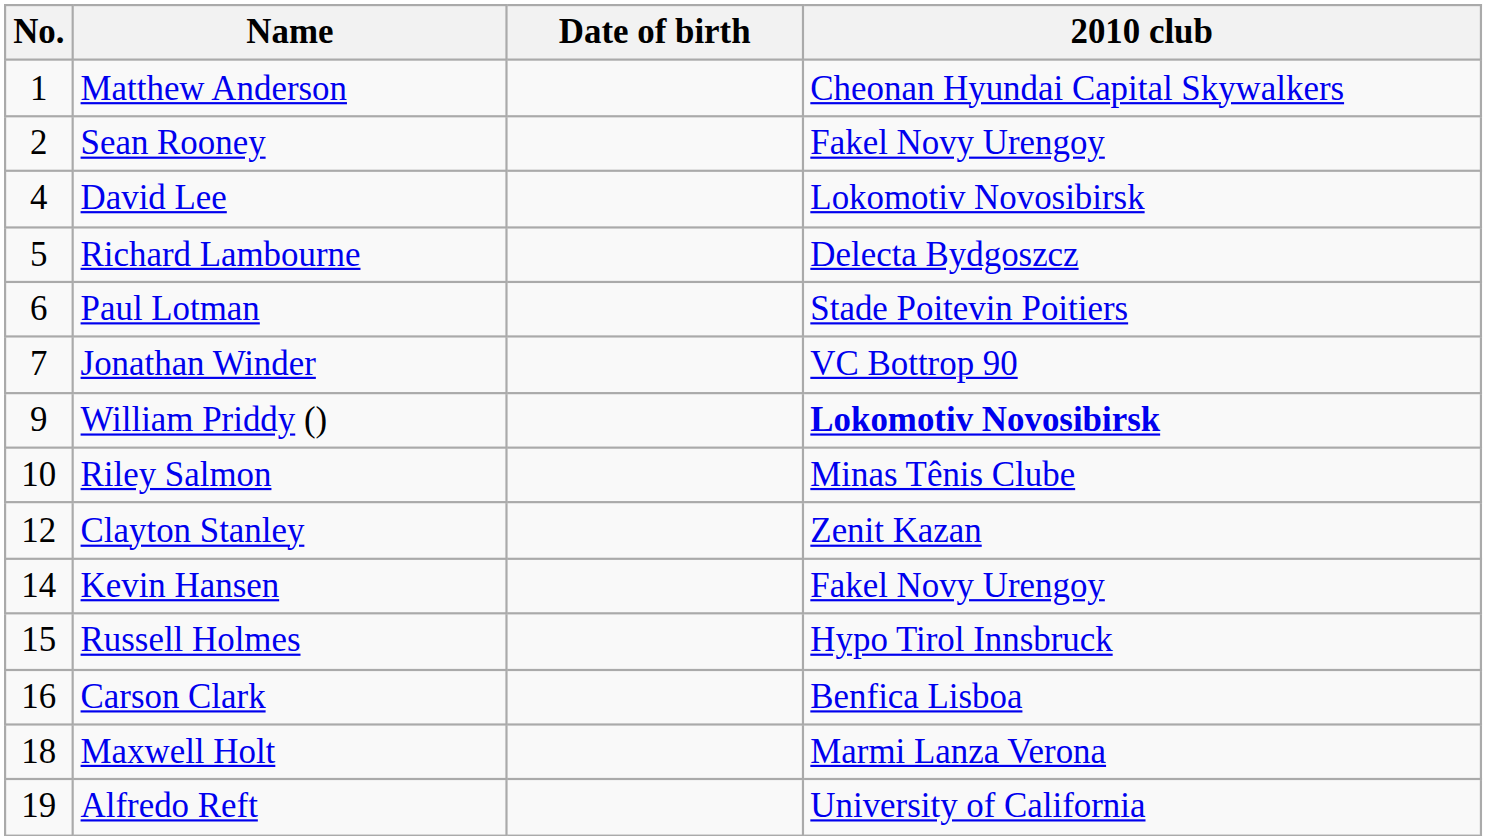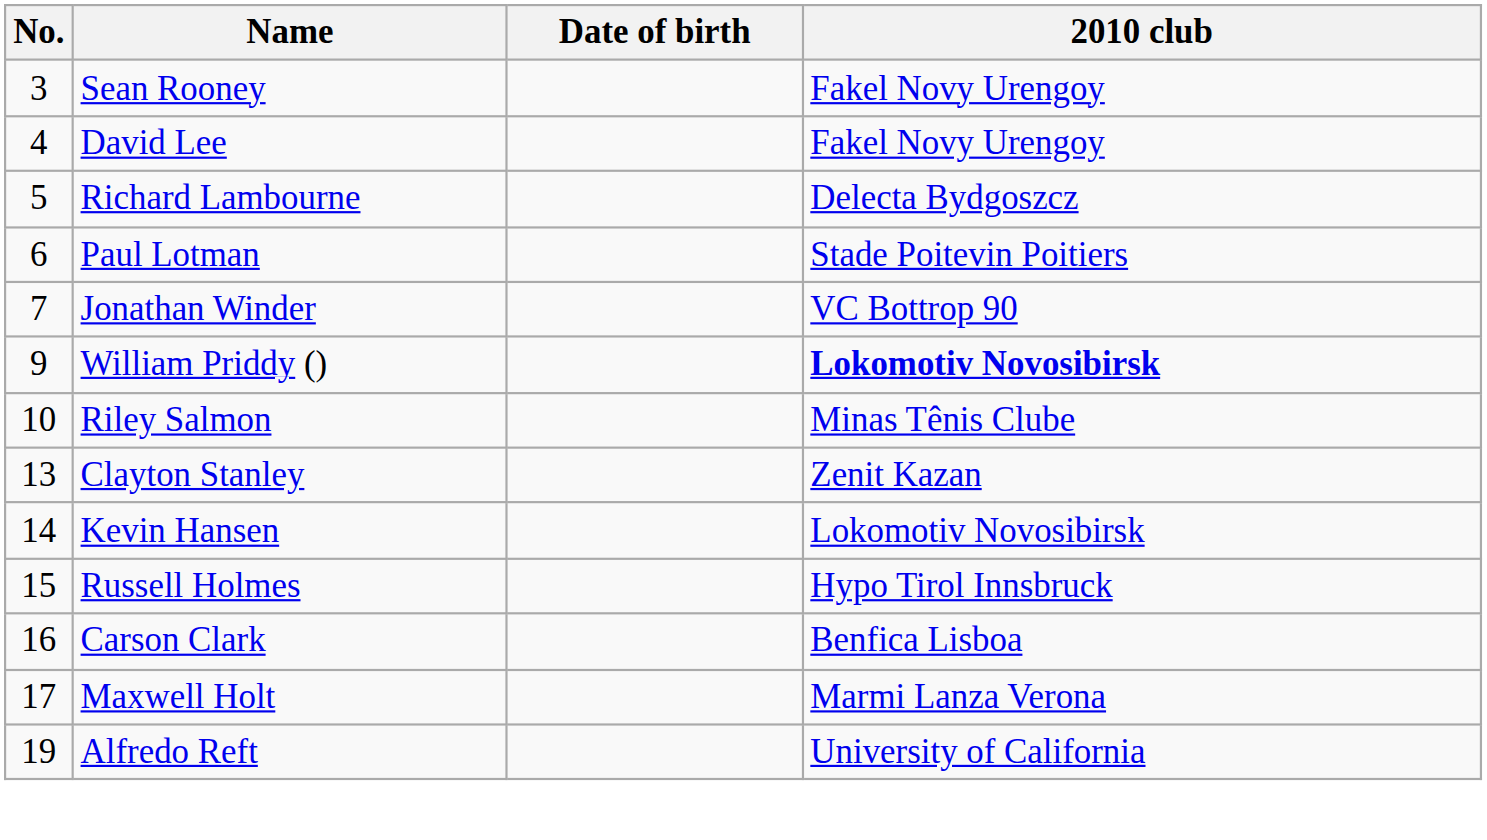- row: (214, 87)
(39, 142) 2 -> (39, 87) 3
(977, 198) Lokomotiv Novosibirsk -> (958, 142) Fakel Novy Urengoy
(39, 530) 12 -> (39, 474) 13
(958, 585) Fakel Novy Urengoy -> (977, 530) Lokomotiv Novosibirsk
(39, 751) 18 -> (39, 695) 17
